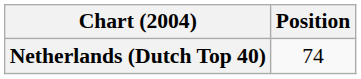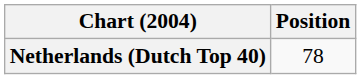(313, 55) 74 -> (313, 55) 78
